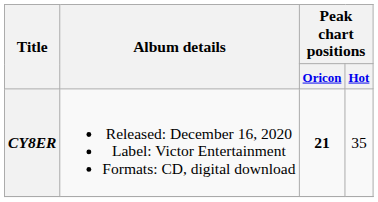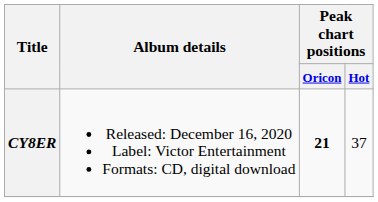(359, 142) 35 -> (359, 142) 37
